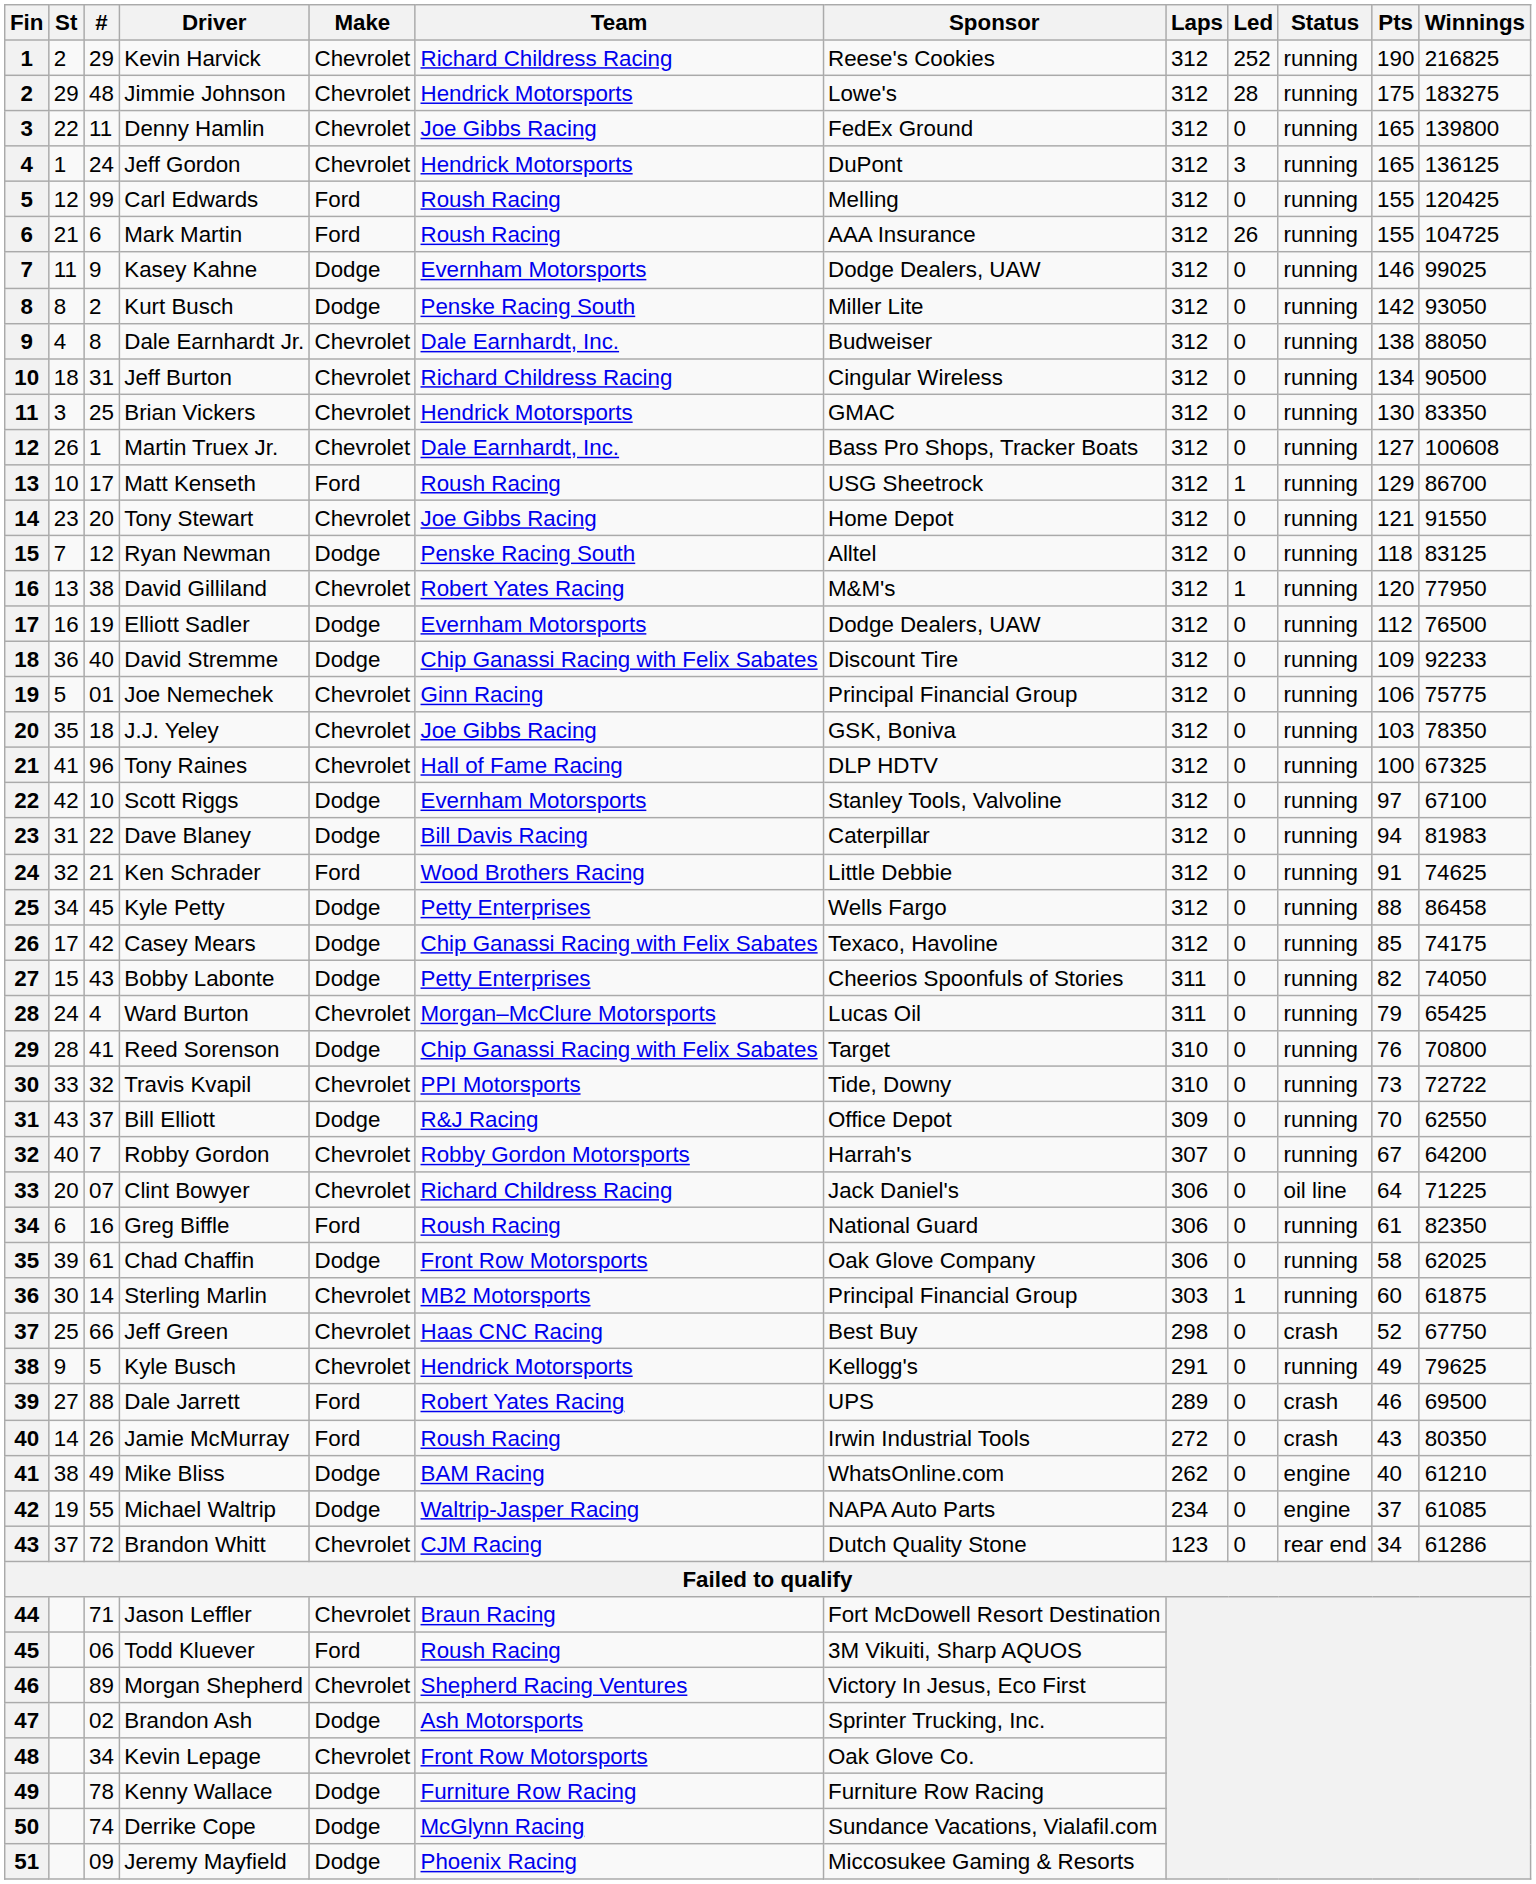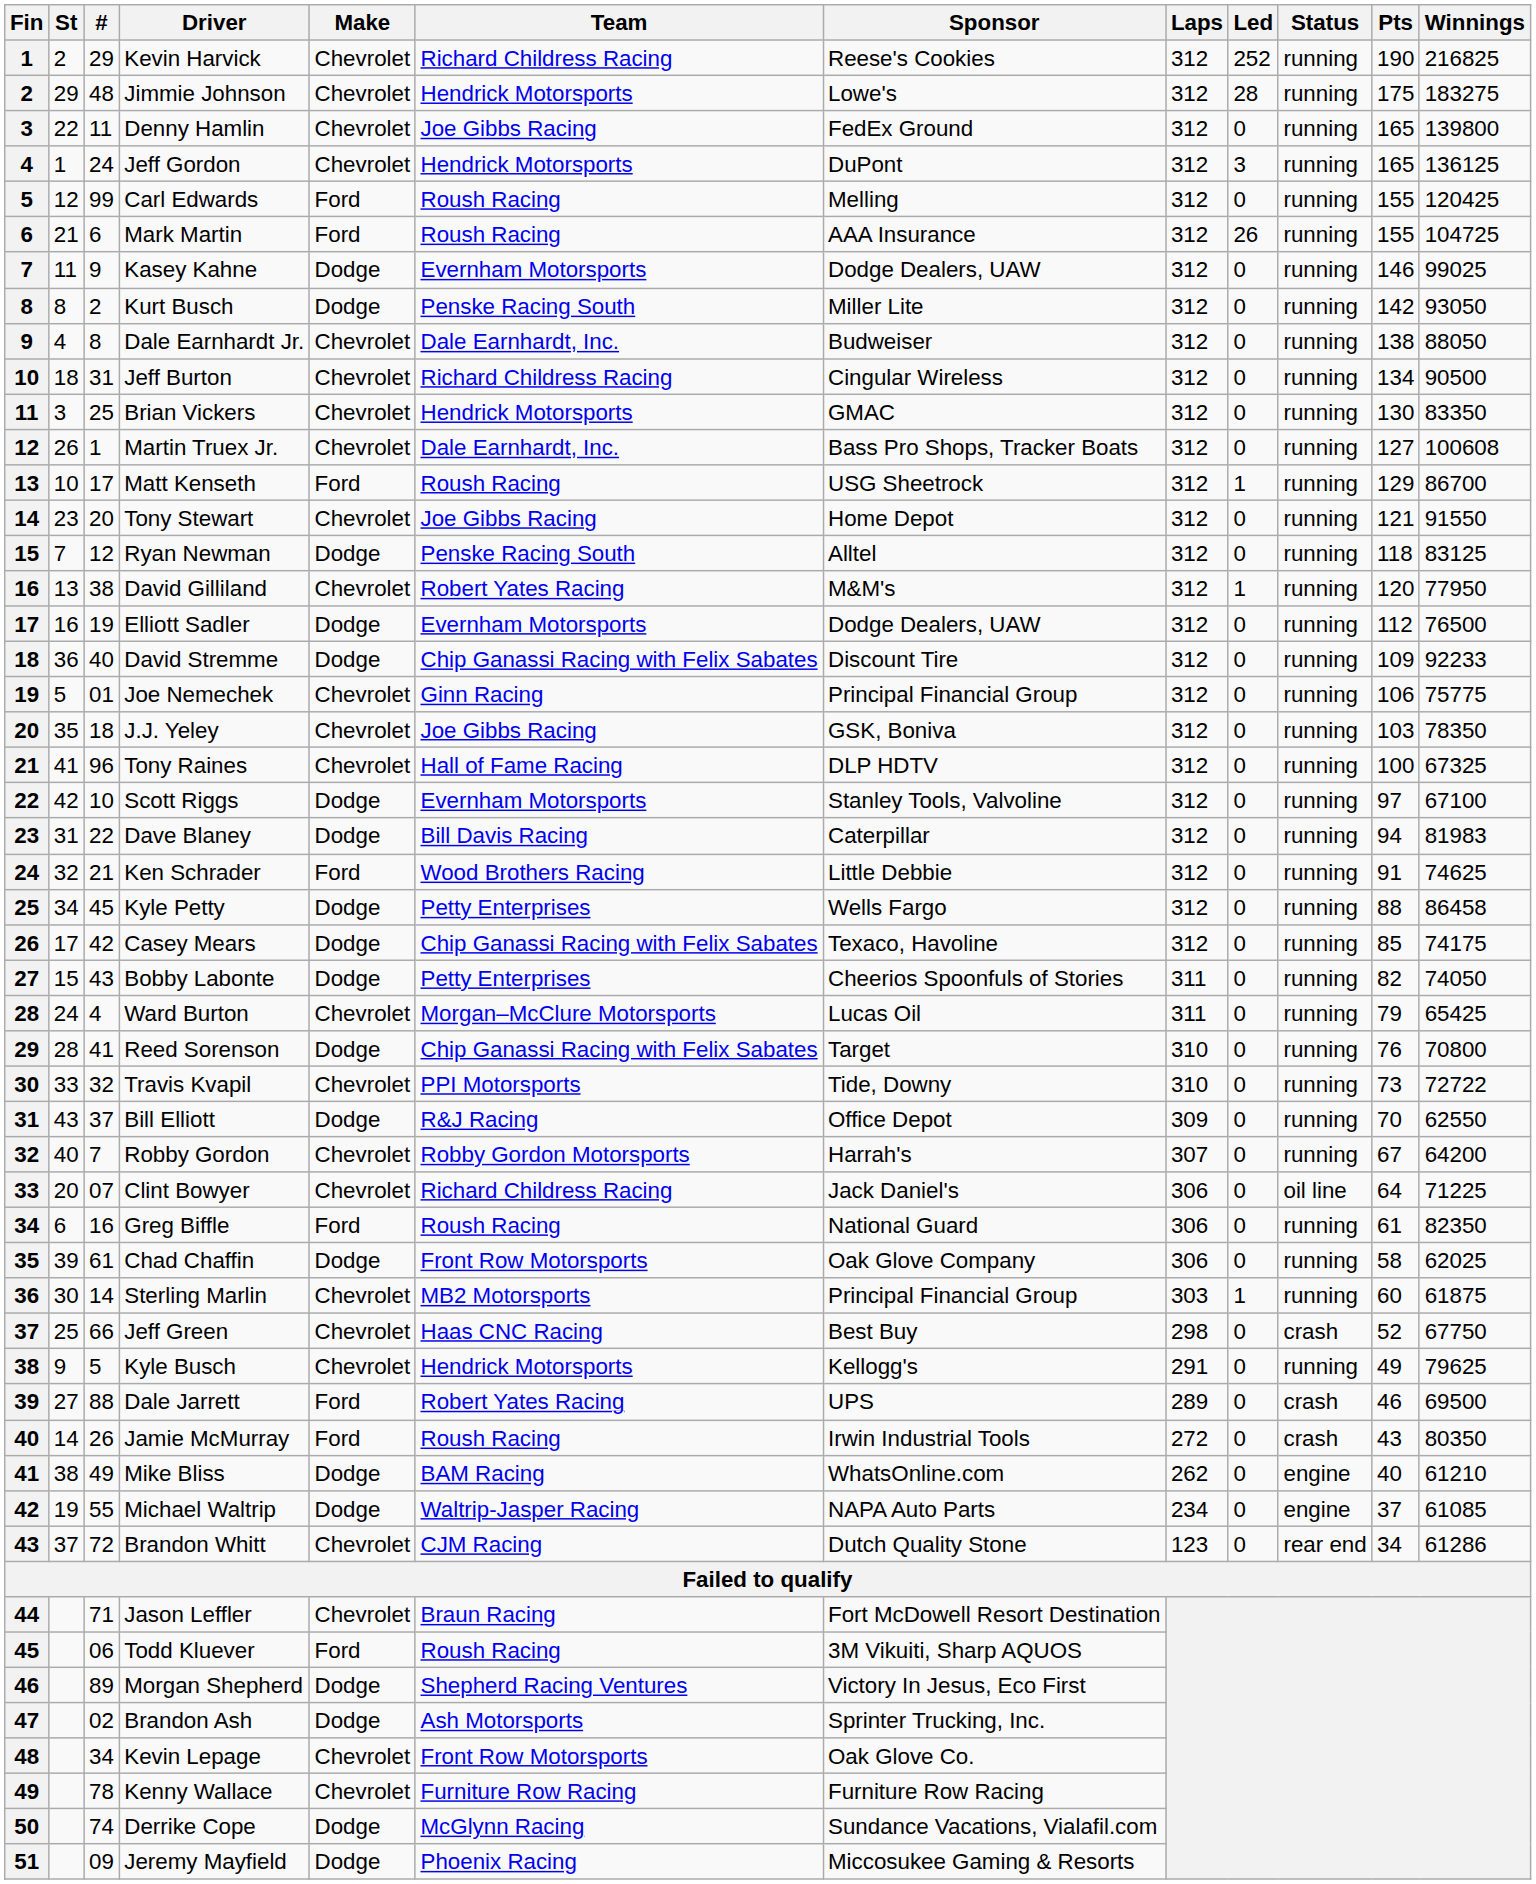(362, 1685) Chevrolet -> (347, 1685) Dodge
(347, 1791) Dodge -> (362, 1791) Chevrolet
